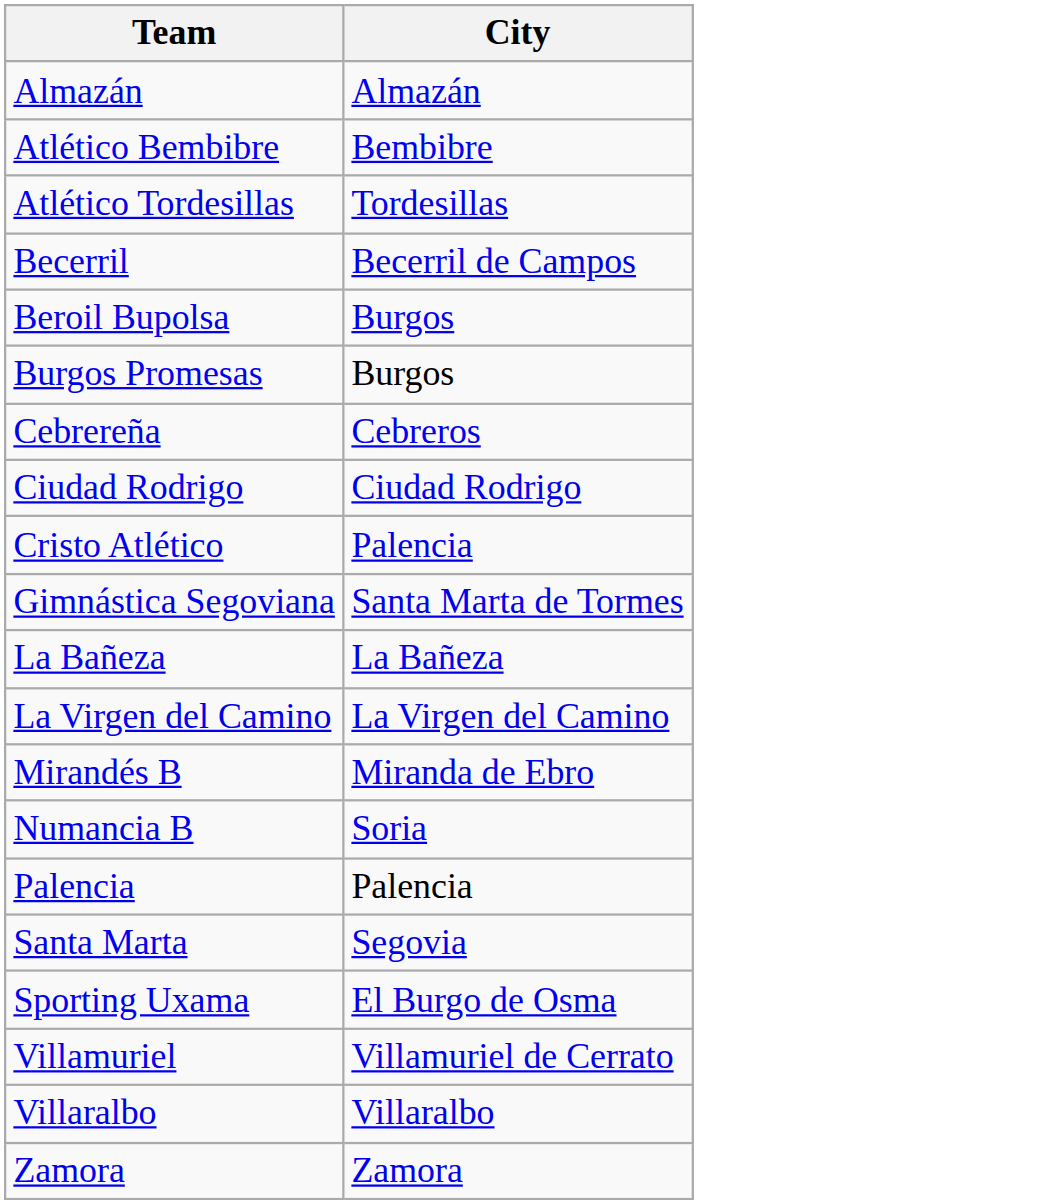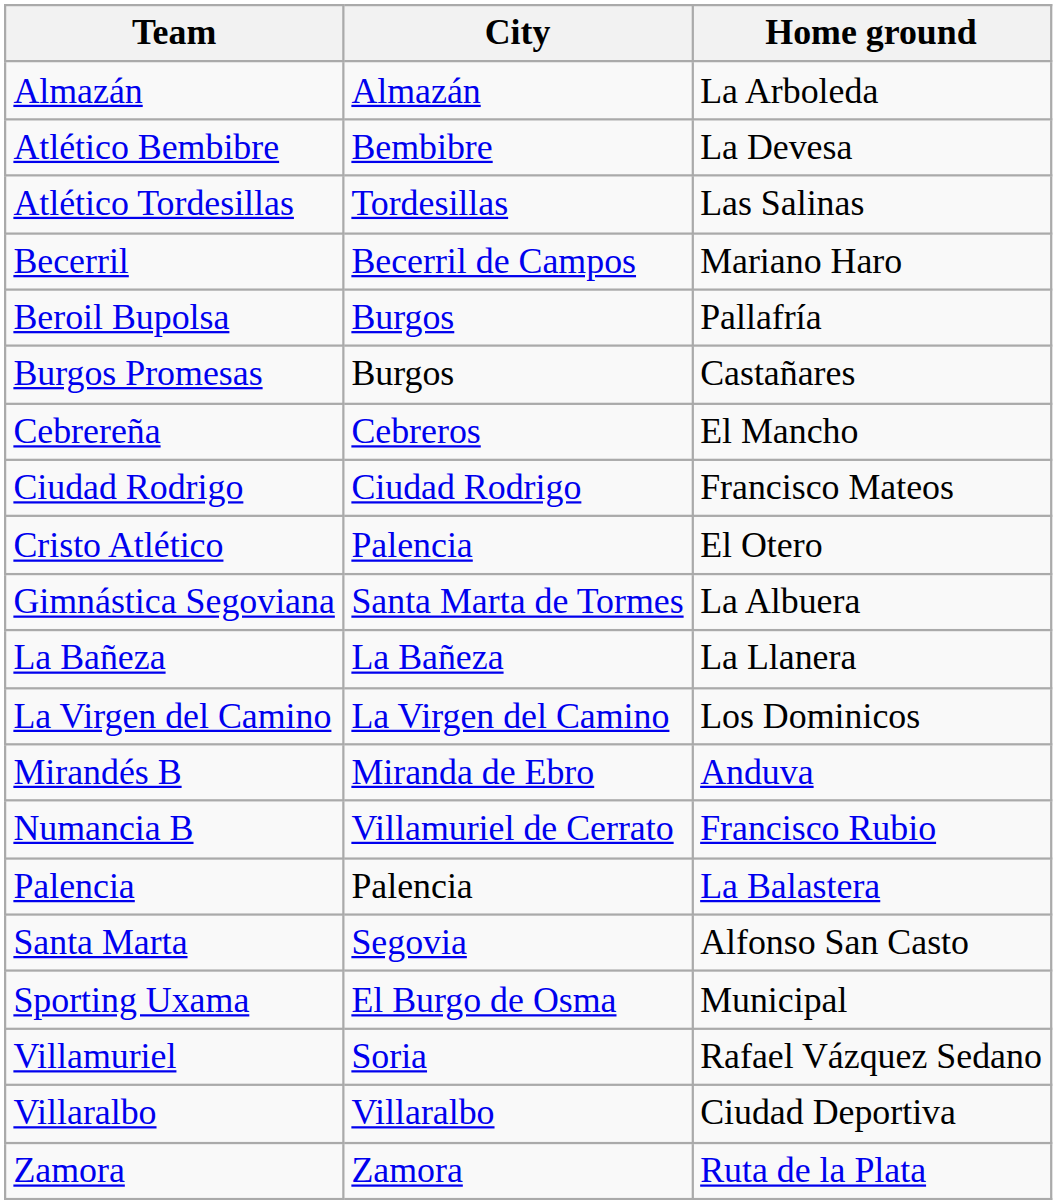+ column: (871, 32)
(389, 828) Soria -> (513, 828) Villamuriel de Cerrato
(513, 1056) Villamuriel de Cerrato -> (389, 1056) Soria
